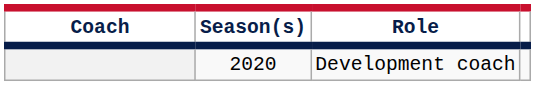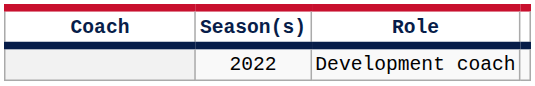(253, 65) 2020 -> (253, 65) 2022
